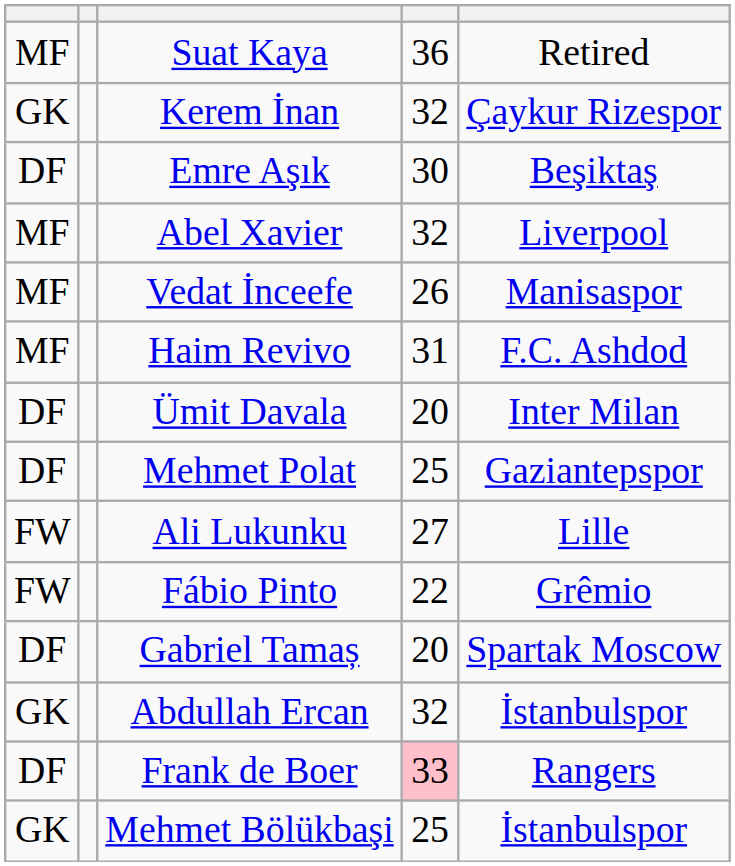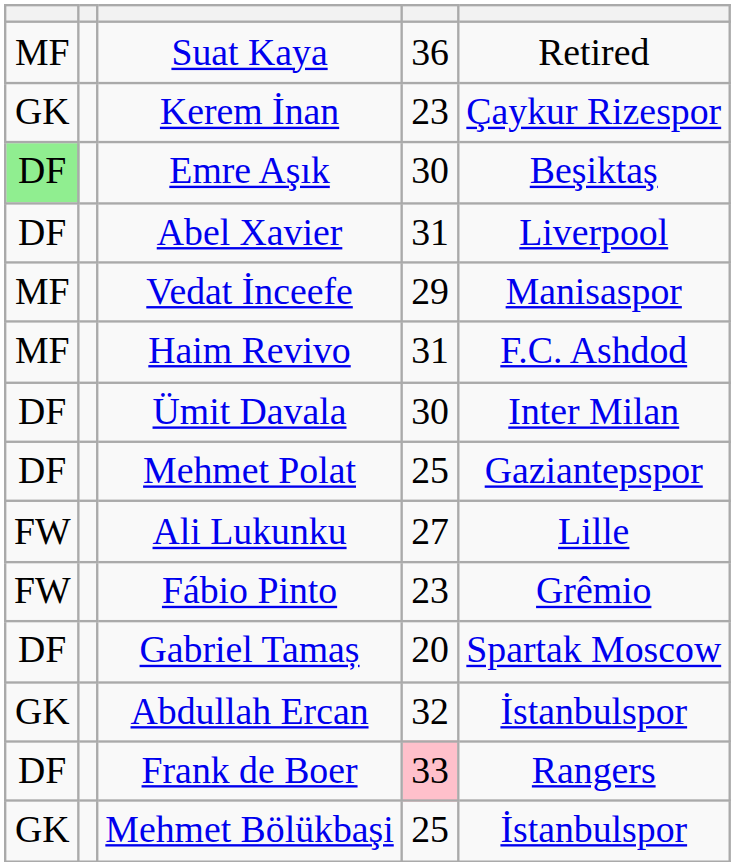(430, 111) 32 -> (430, 111) 23
(42, 171) no background -> (42, 171) lightgreen background
(42, 231) MF -> (42, 231) DF
(430, 231) 32 -> (430, 231) 31
(430, 291) 26 -> (430, 291) 29
(430, 411) 20 -> (430, 411) 30
(430, 590) 22 -> (430, 590) 23
